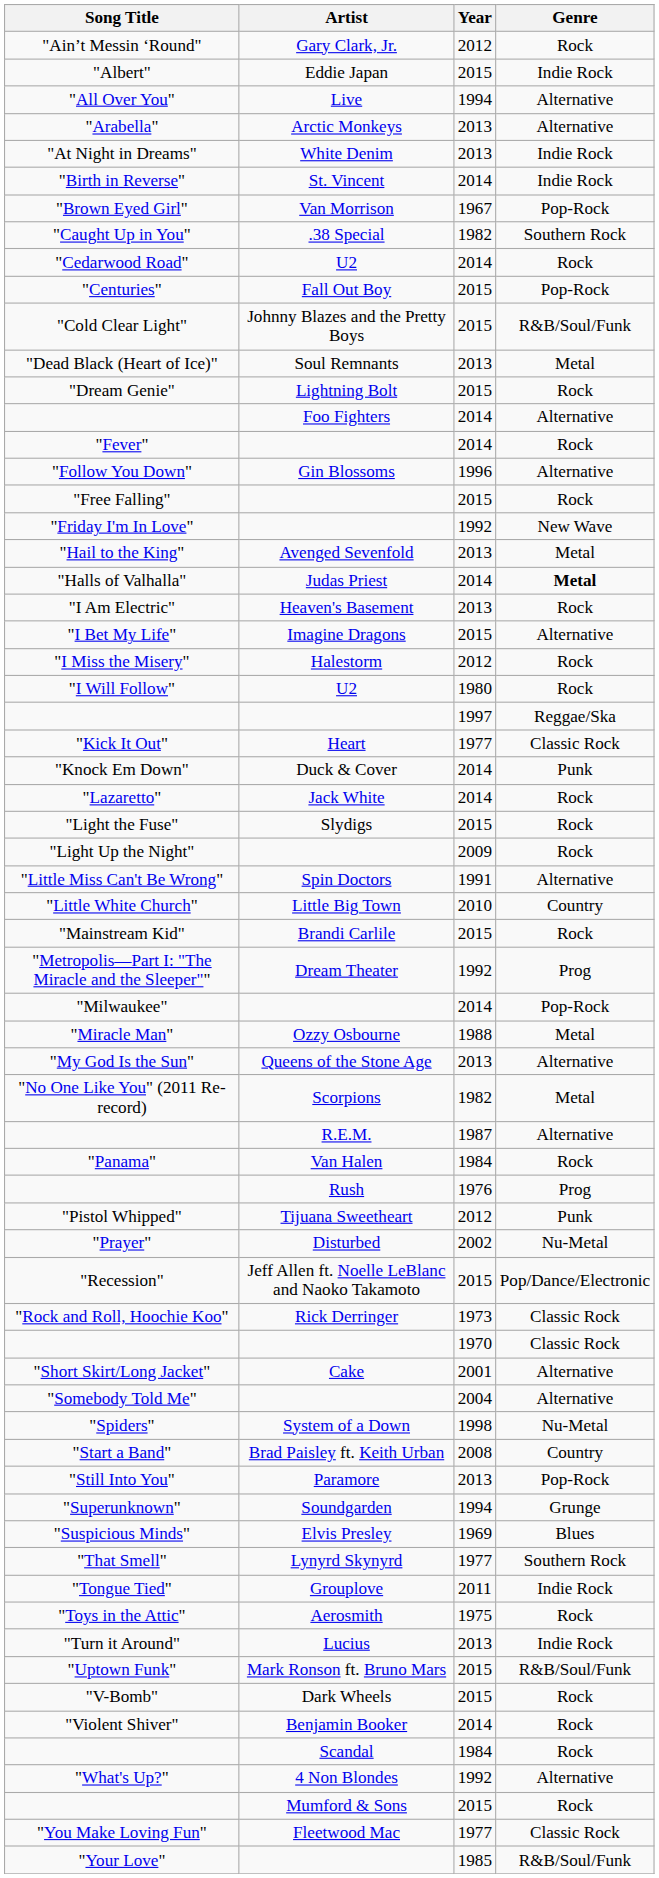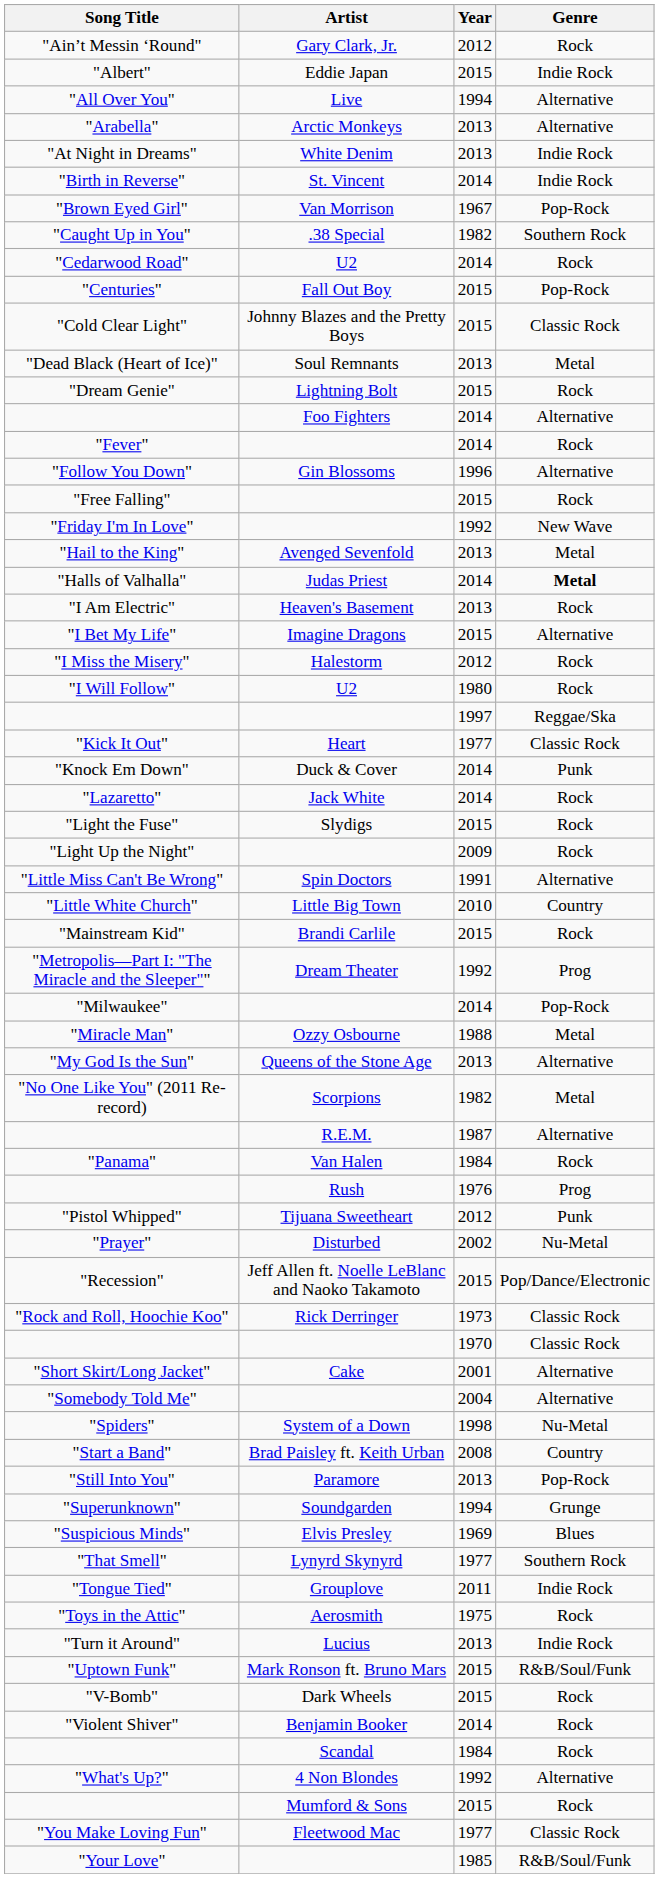(575, 326) R&B/Soul/Funk -> (575, 326) Classic Rock
